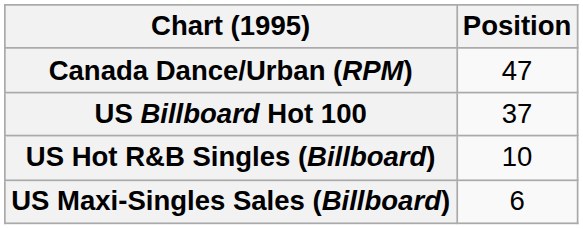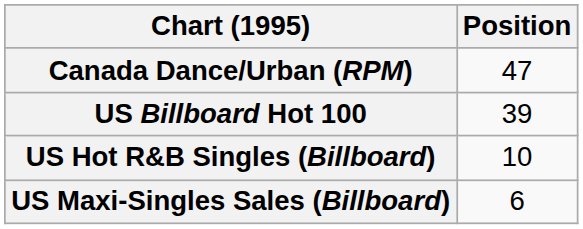(517, 113) 37 -> (517, 113) 39
